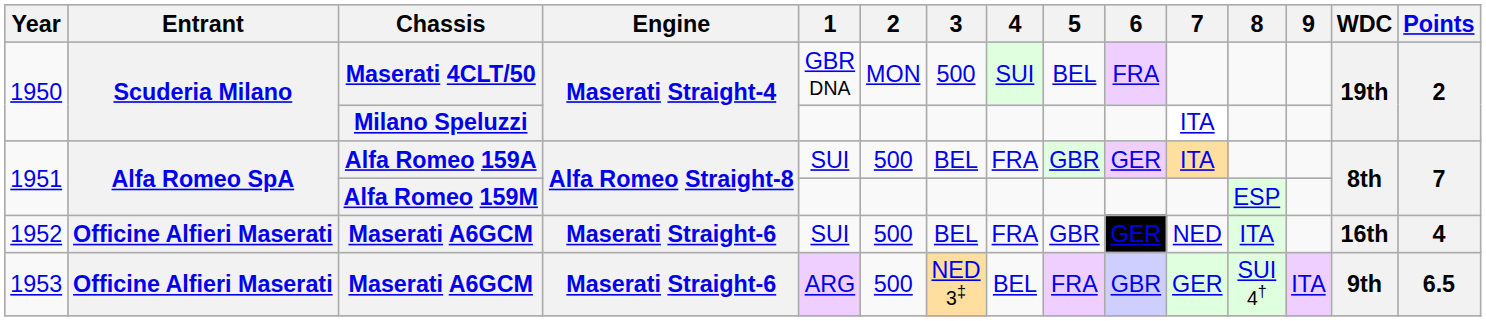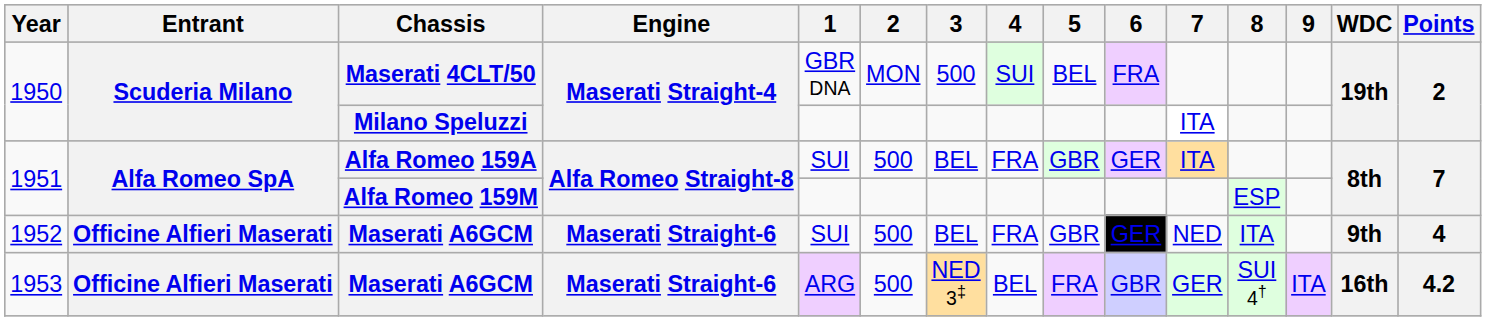(1364, 234) 16th -> (1364, 234) 9th
(1364, 284) 9th -> (1364, 284) 16th
(1439, 284) 6.5 -> (1439, 284) 4.2
